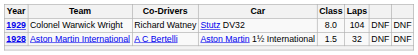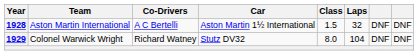rows swapped: (16, 39) <-> (16, 26)
